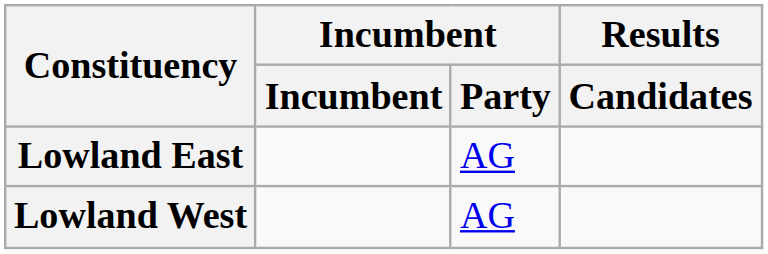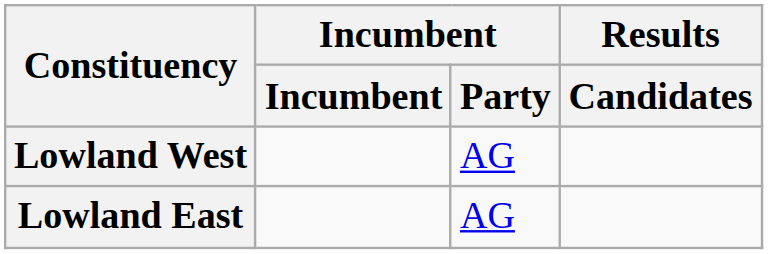rows swapped: (131, 155) <-> (131, 215)
